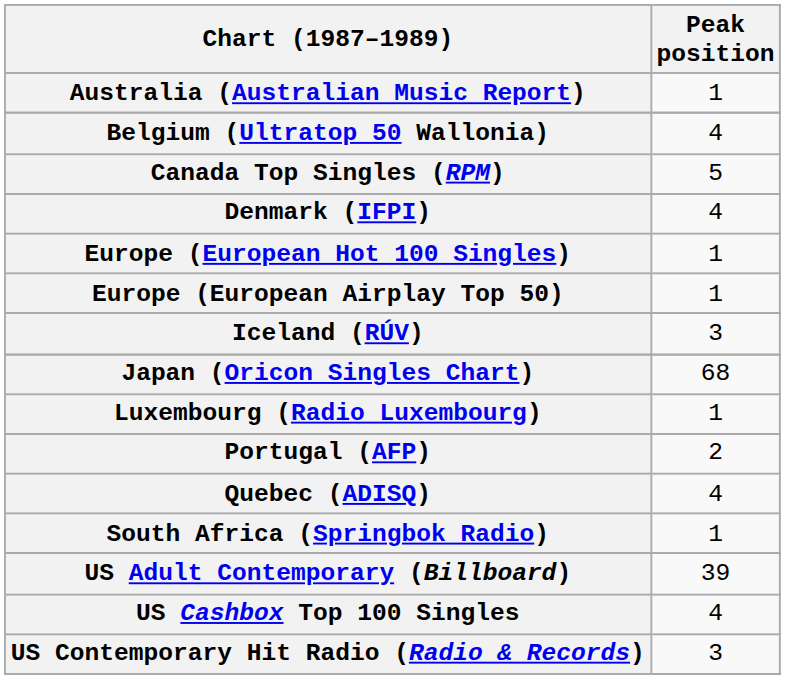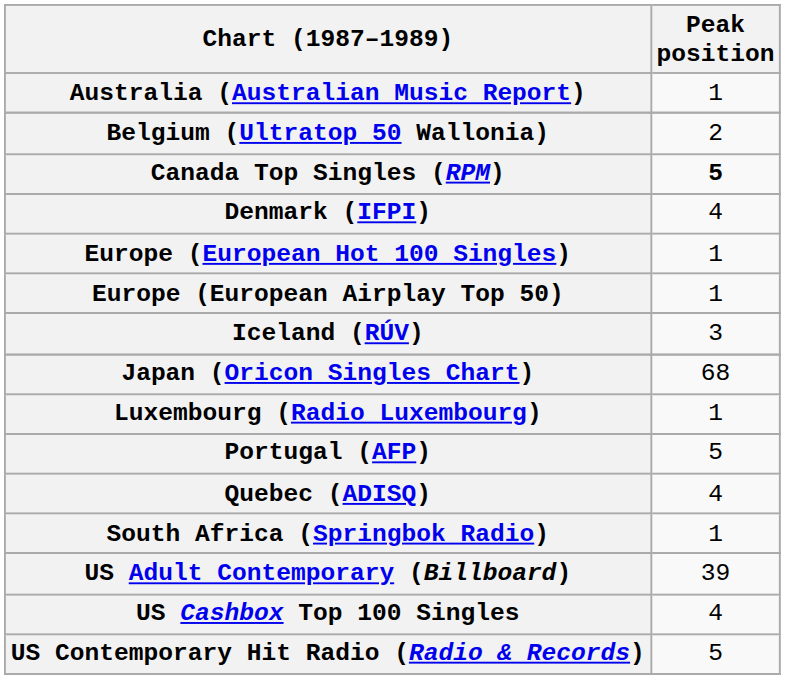(716, 133) 4 -> (716, 133) 2
(716, 173) normal -> (716, 173) bold
(716, 454) 2 -> (716, 454) 5
(716, 654) 3 -> (716, 654) 5
